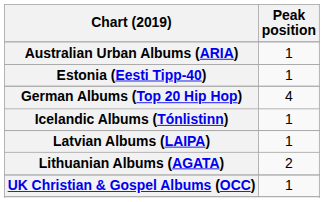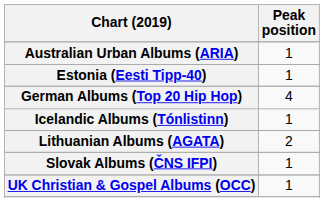- row: (132, 141)
+ row: (132, 163)
